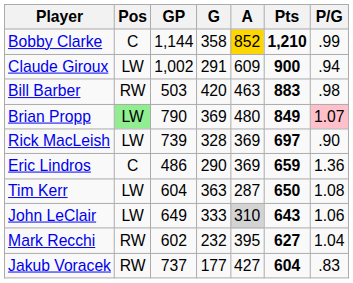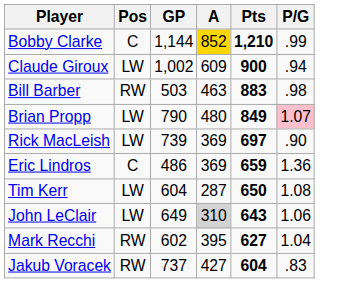- column: (214, 16)
(133, 116) lightgreen background -> (133, 116) no background
